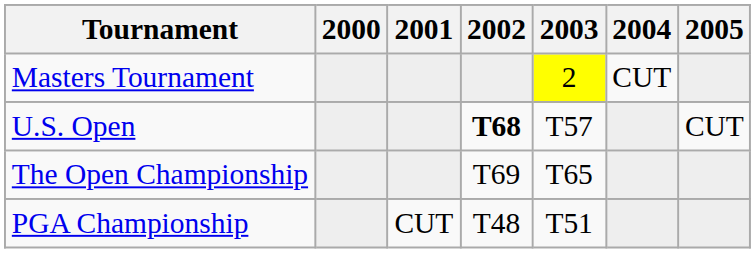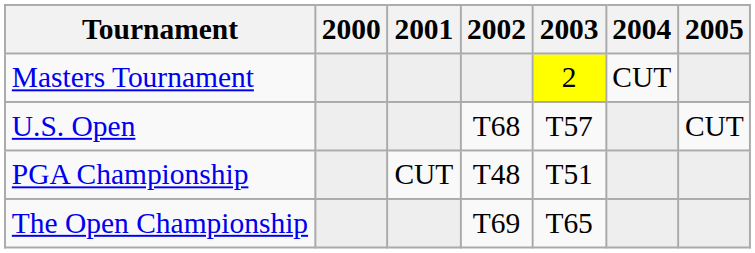(496, 126) bold -> (496, 126) normal
rows swapped: (160, 174) <-> (130, 223)
